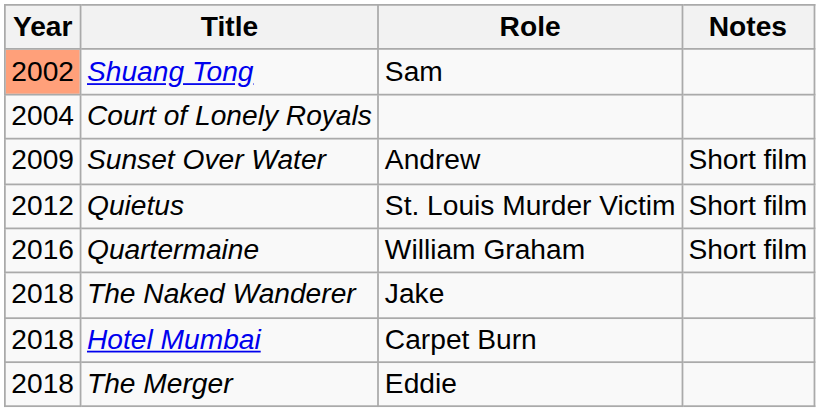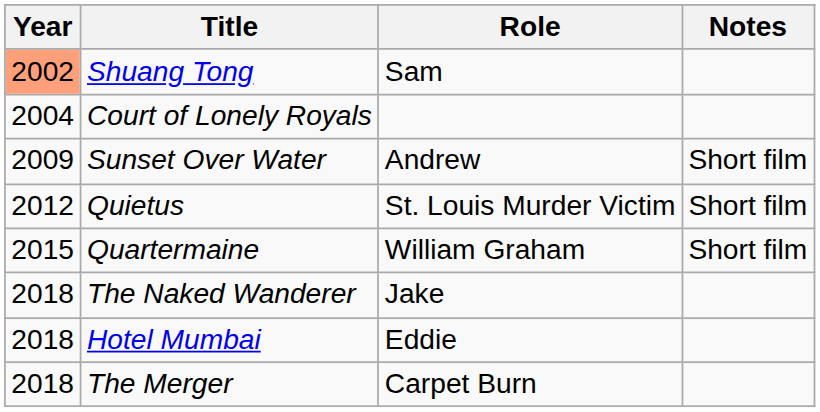(43, 250) 2016 -> (43, 250) 2015
(461, 339) Carpet Burn -> (421, 339) Eddie
(421, 384) Eddie -> (461, 384) Carpet Burn
